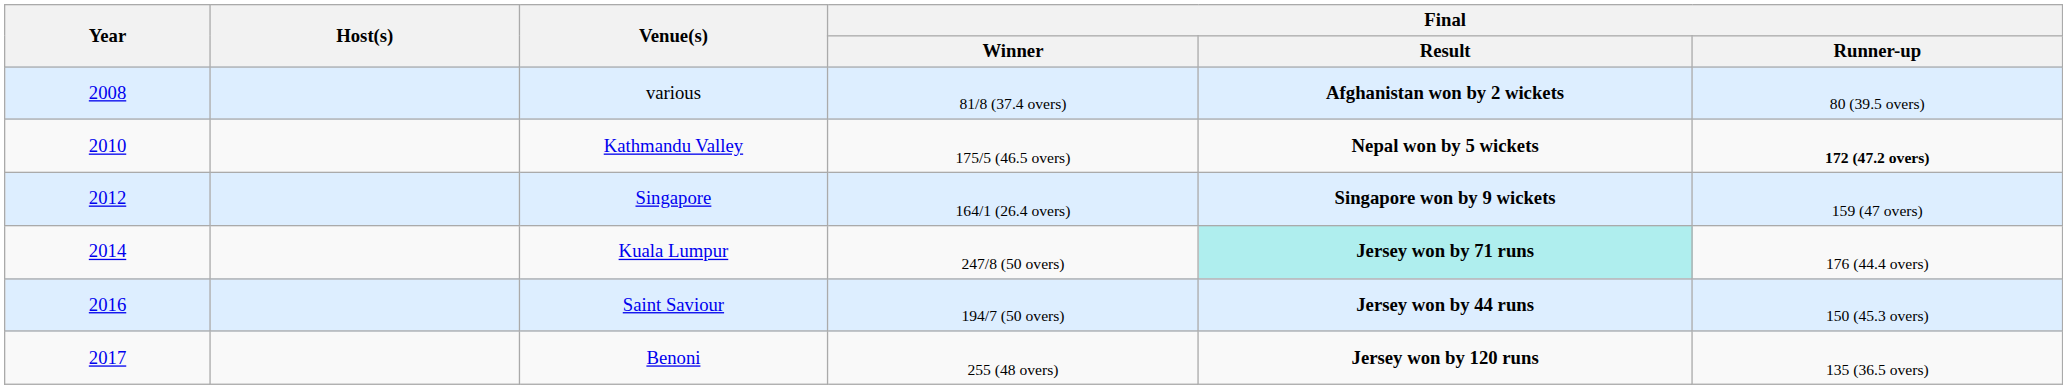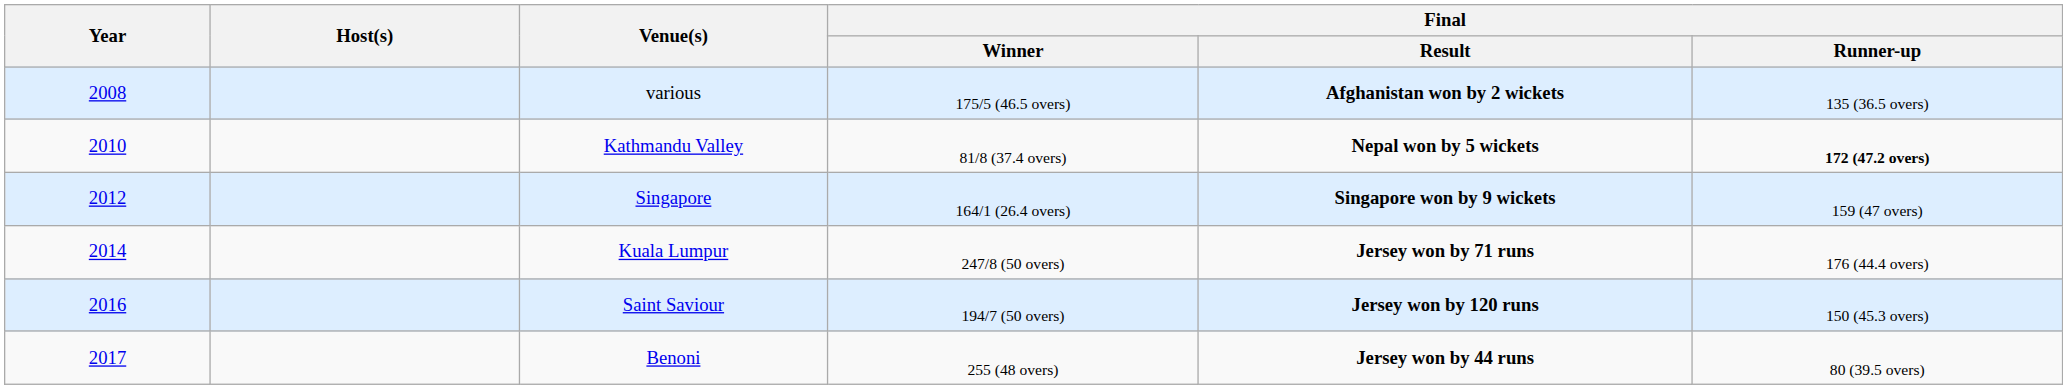(1013, 105) 81/8 (37.4 overs) -> (1013, 105) 175/5 (46.5 overs)
(1877, 105) 80 (39.5 overs) -> (1877, 105) 135 (36.5 overs)
(1013, 158) 175/5 (46.5 overs) -> (1013, 158) 81/8 (37.4 overs)
(1445, 252) paleturquoise background -> (1445, 252) no background
(1445, 305) Jersey won by 44 runs -> (1445, 305) Jersey won by 120 runs
(1445, 358) Jersey won by 120 runs -> (1445, 358) Jersey won by 44 runs
(1877, 370) 135 (36.5 overs) -> (1877, 370) 80 (39.5 overs)
